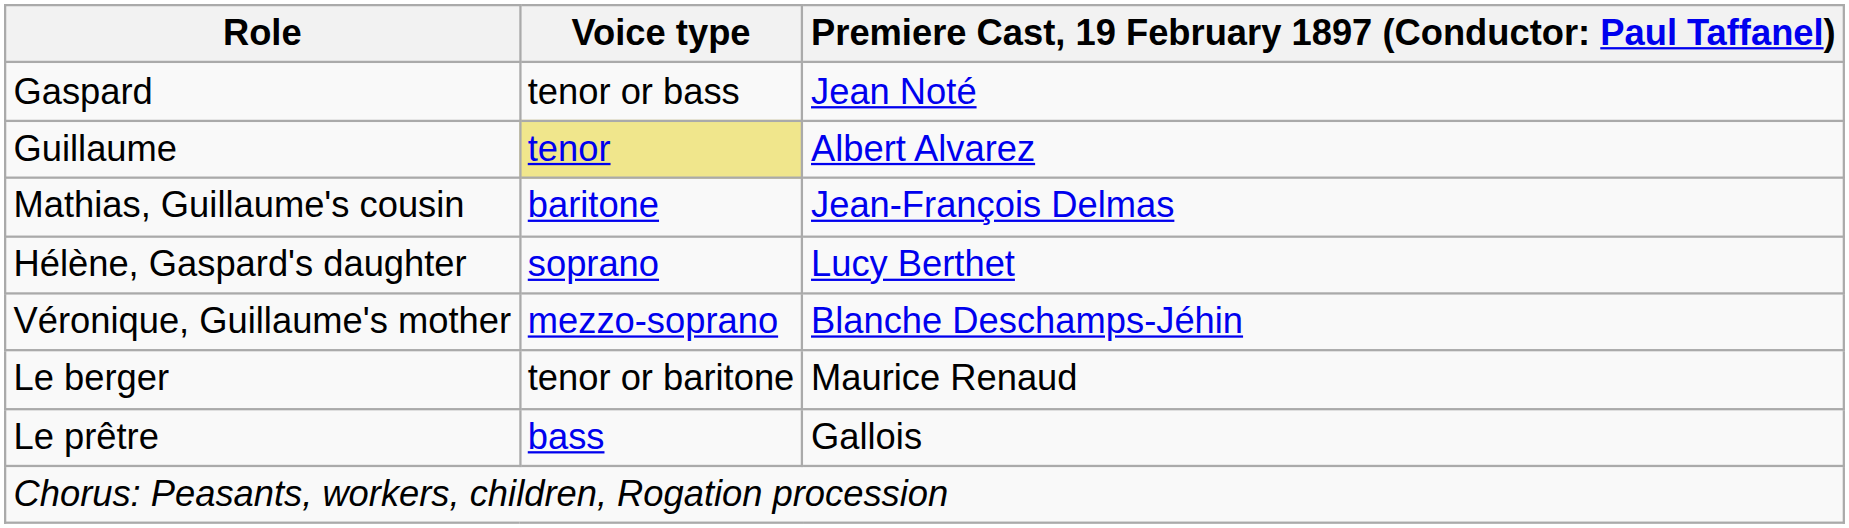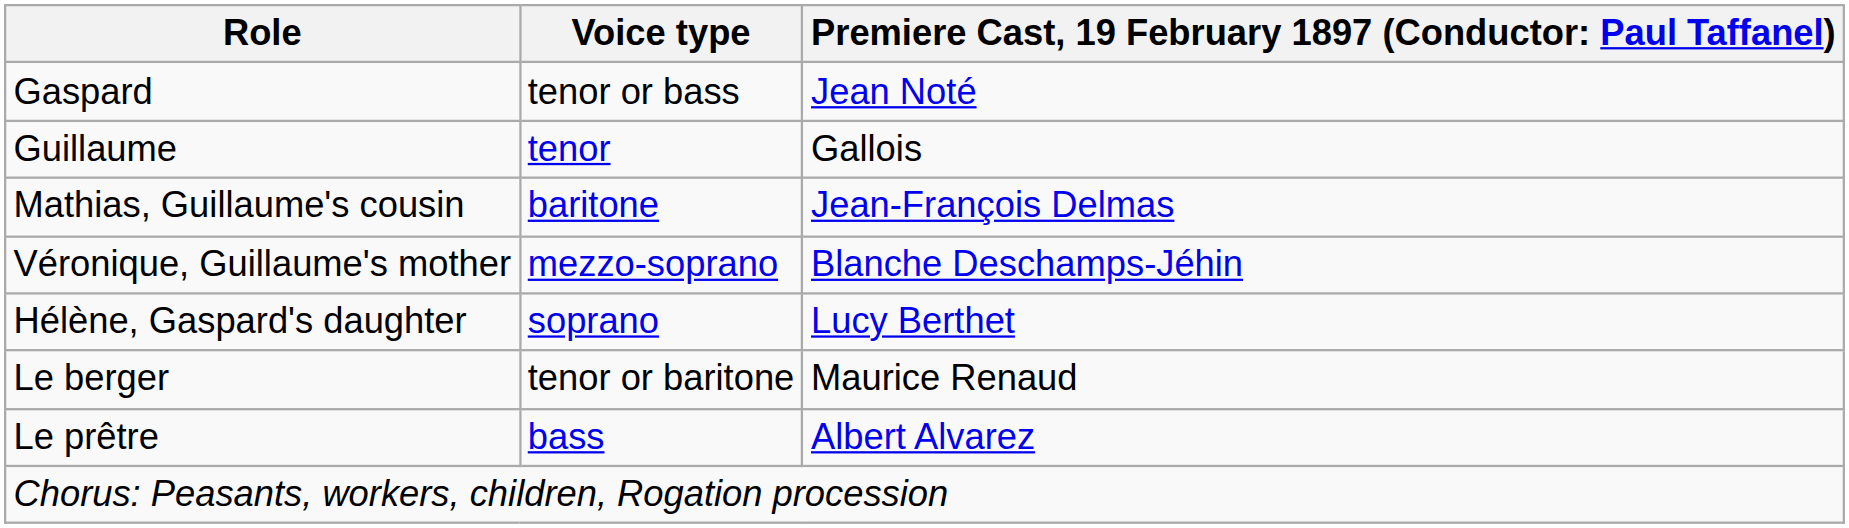(569, 148) khaki background -> (569, 148) no background
(923, 148) Albert Alvarez -> (867, 148) Gallois
rows swapped: (262, 321) <-> (240, 263)
(867, 436) Gallois -> (923, 436) Albert Alvarez
